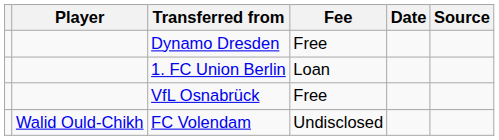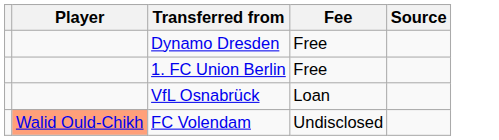- column: (409, 17)
(312, 69) Loan -> (310, 69) Free
(310, 95) Free -> (312, 95) Loan
(80, 122) no background -> (80, 122) lightsalmon background
